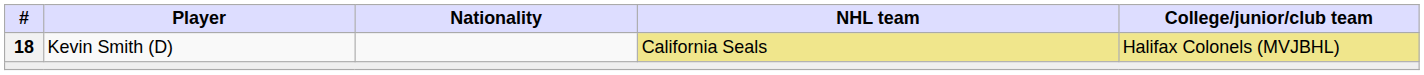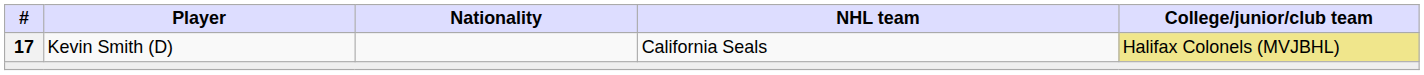(24, 47) 18 -> (24, 47) 17
(704, 47) khaki background -> (704, 47) no background
